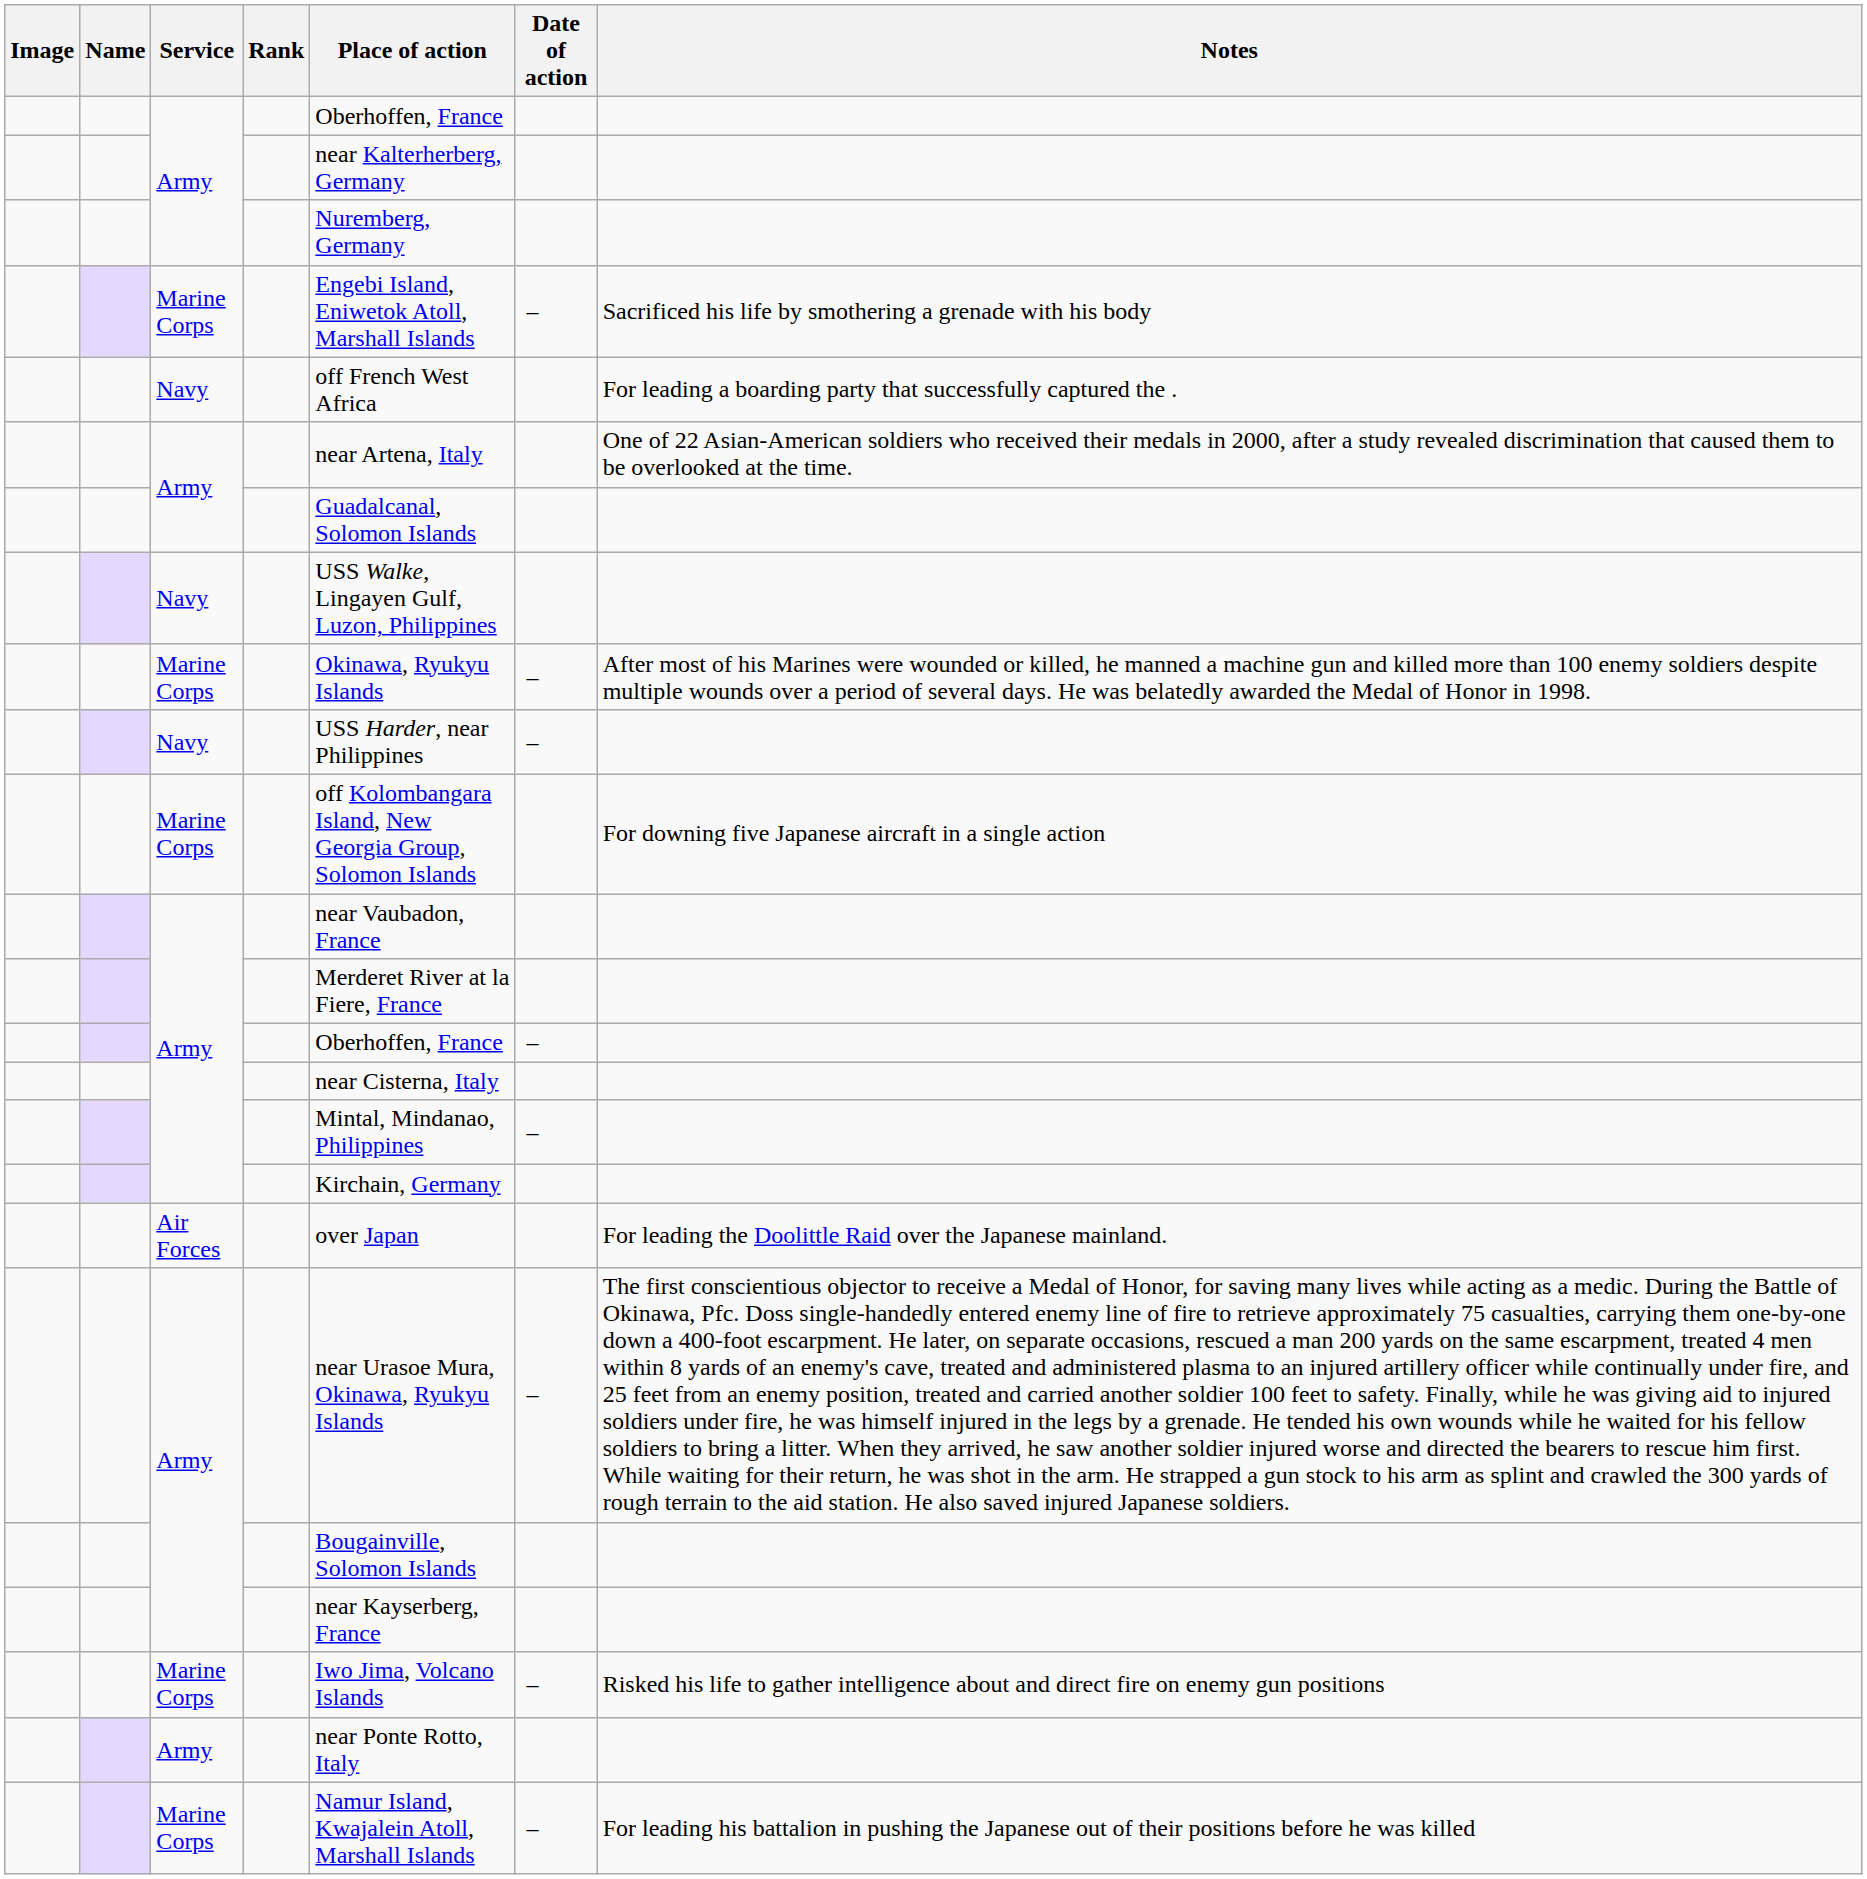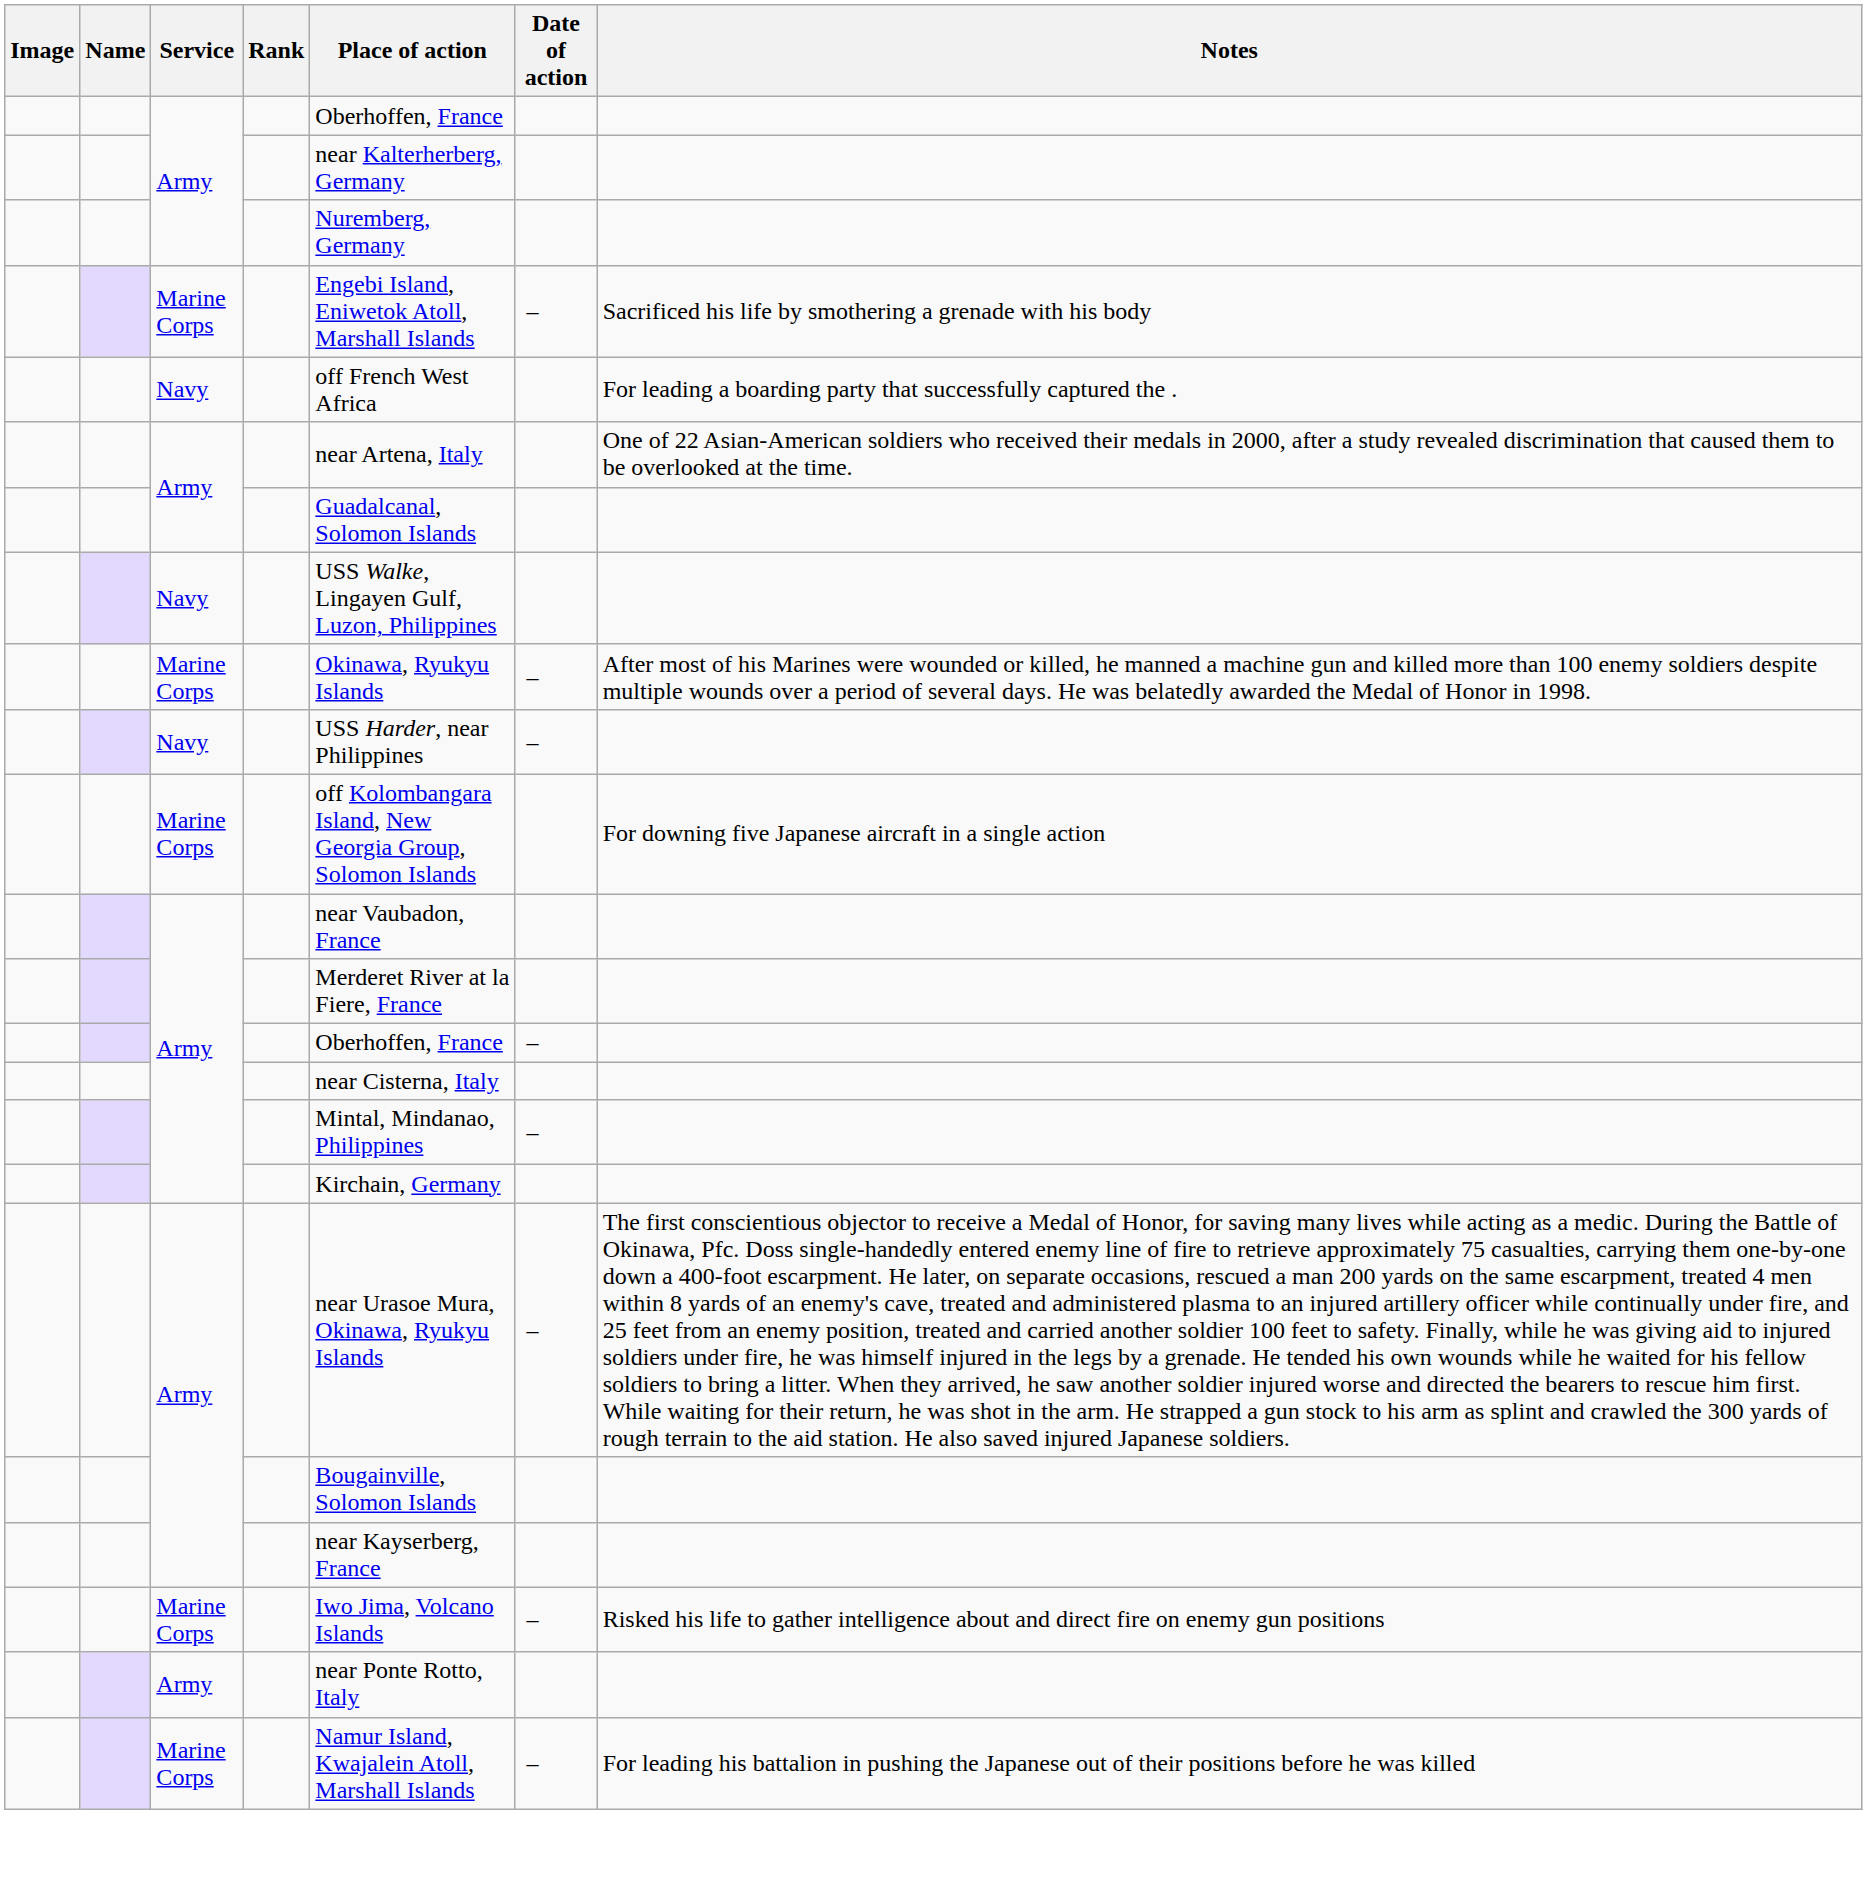- row: (42, 1235)
